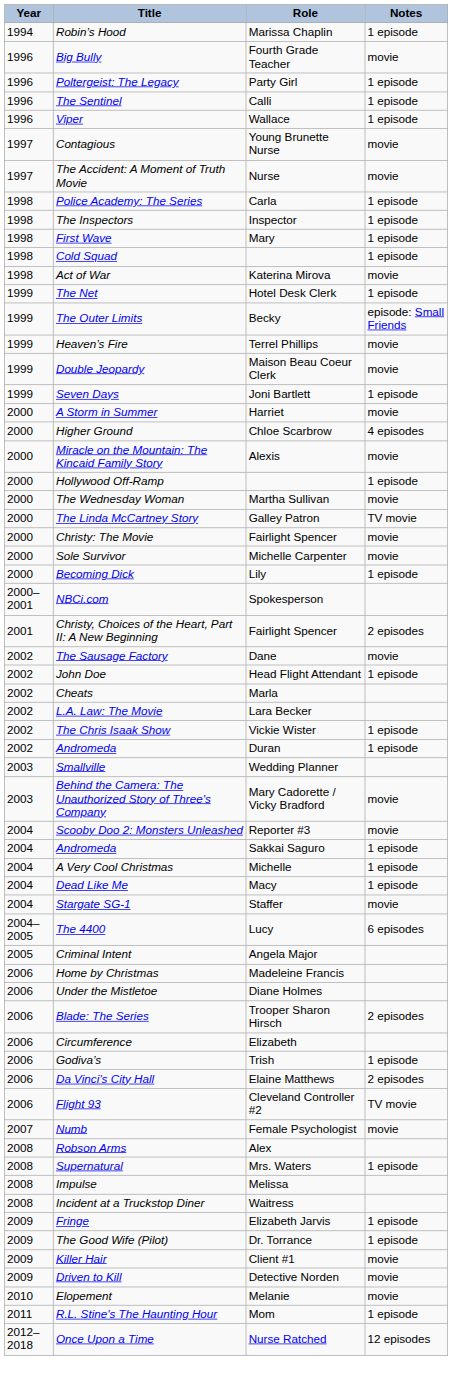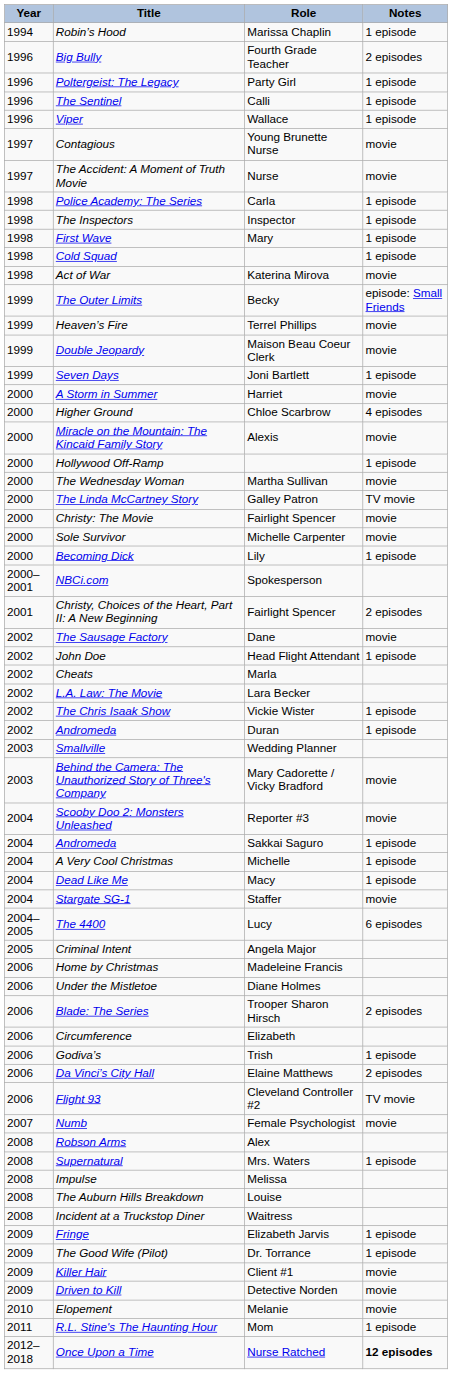(383, 57) movie -> (394, 57) 2 episodes
- row: (77, 293)
+ row: (130, 1198)
(399, 1339) normal -> (399, 1352) bold
